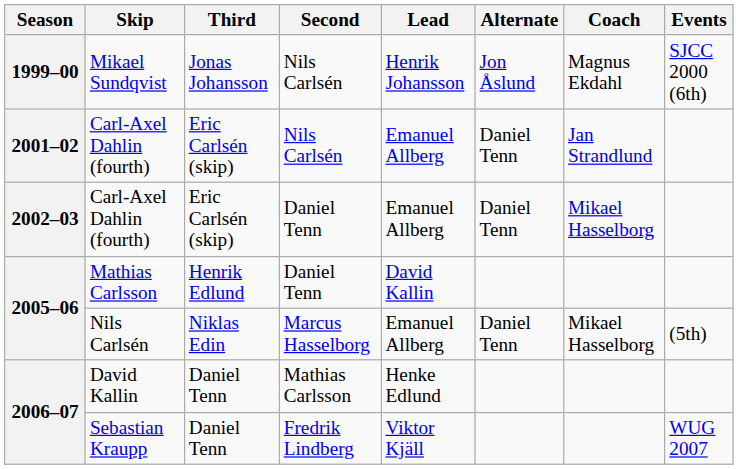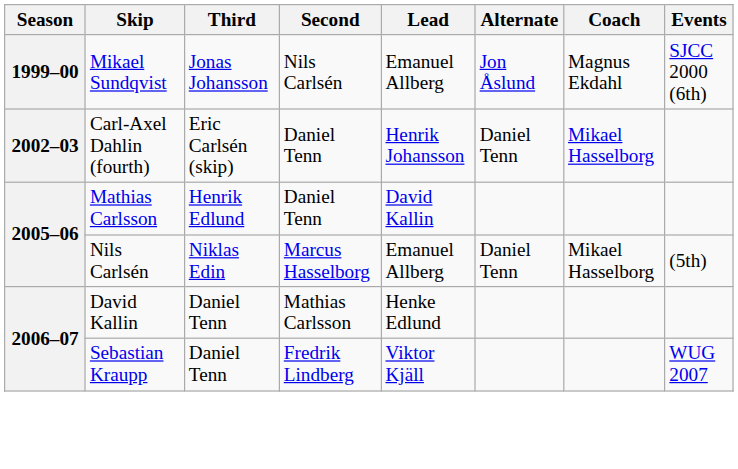(425, 71) Henrik Johansson -> (420, 71) Emanuel Allberg
- row: (45, 145)
(420, 219) Emanuel Allberg -> (425, 145) Henrik Johansson
